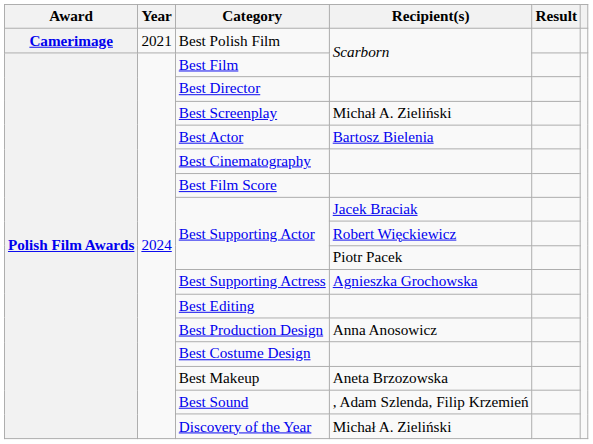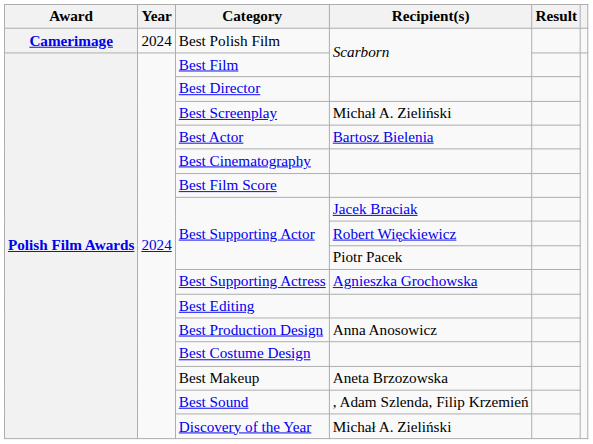(157, 40) 2021 -> (157, 40) 2024
